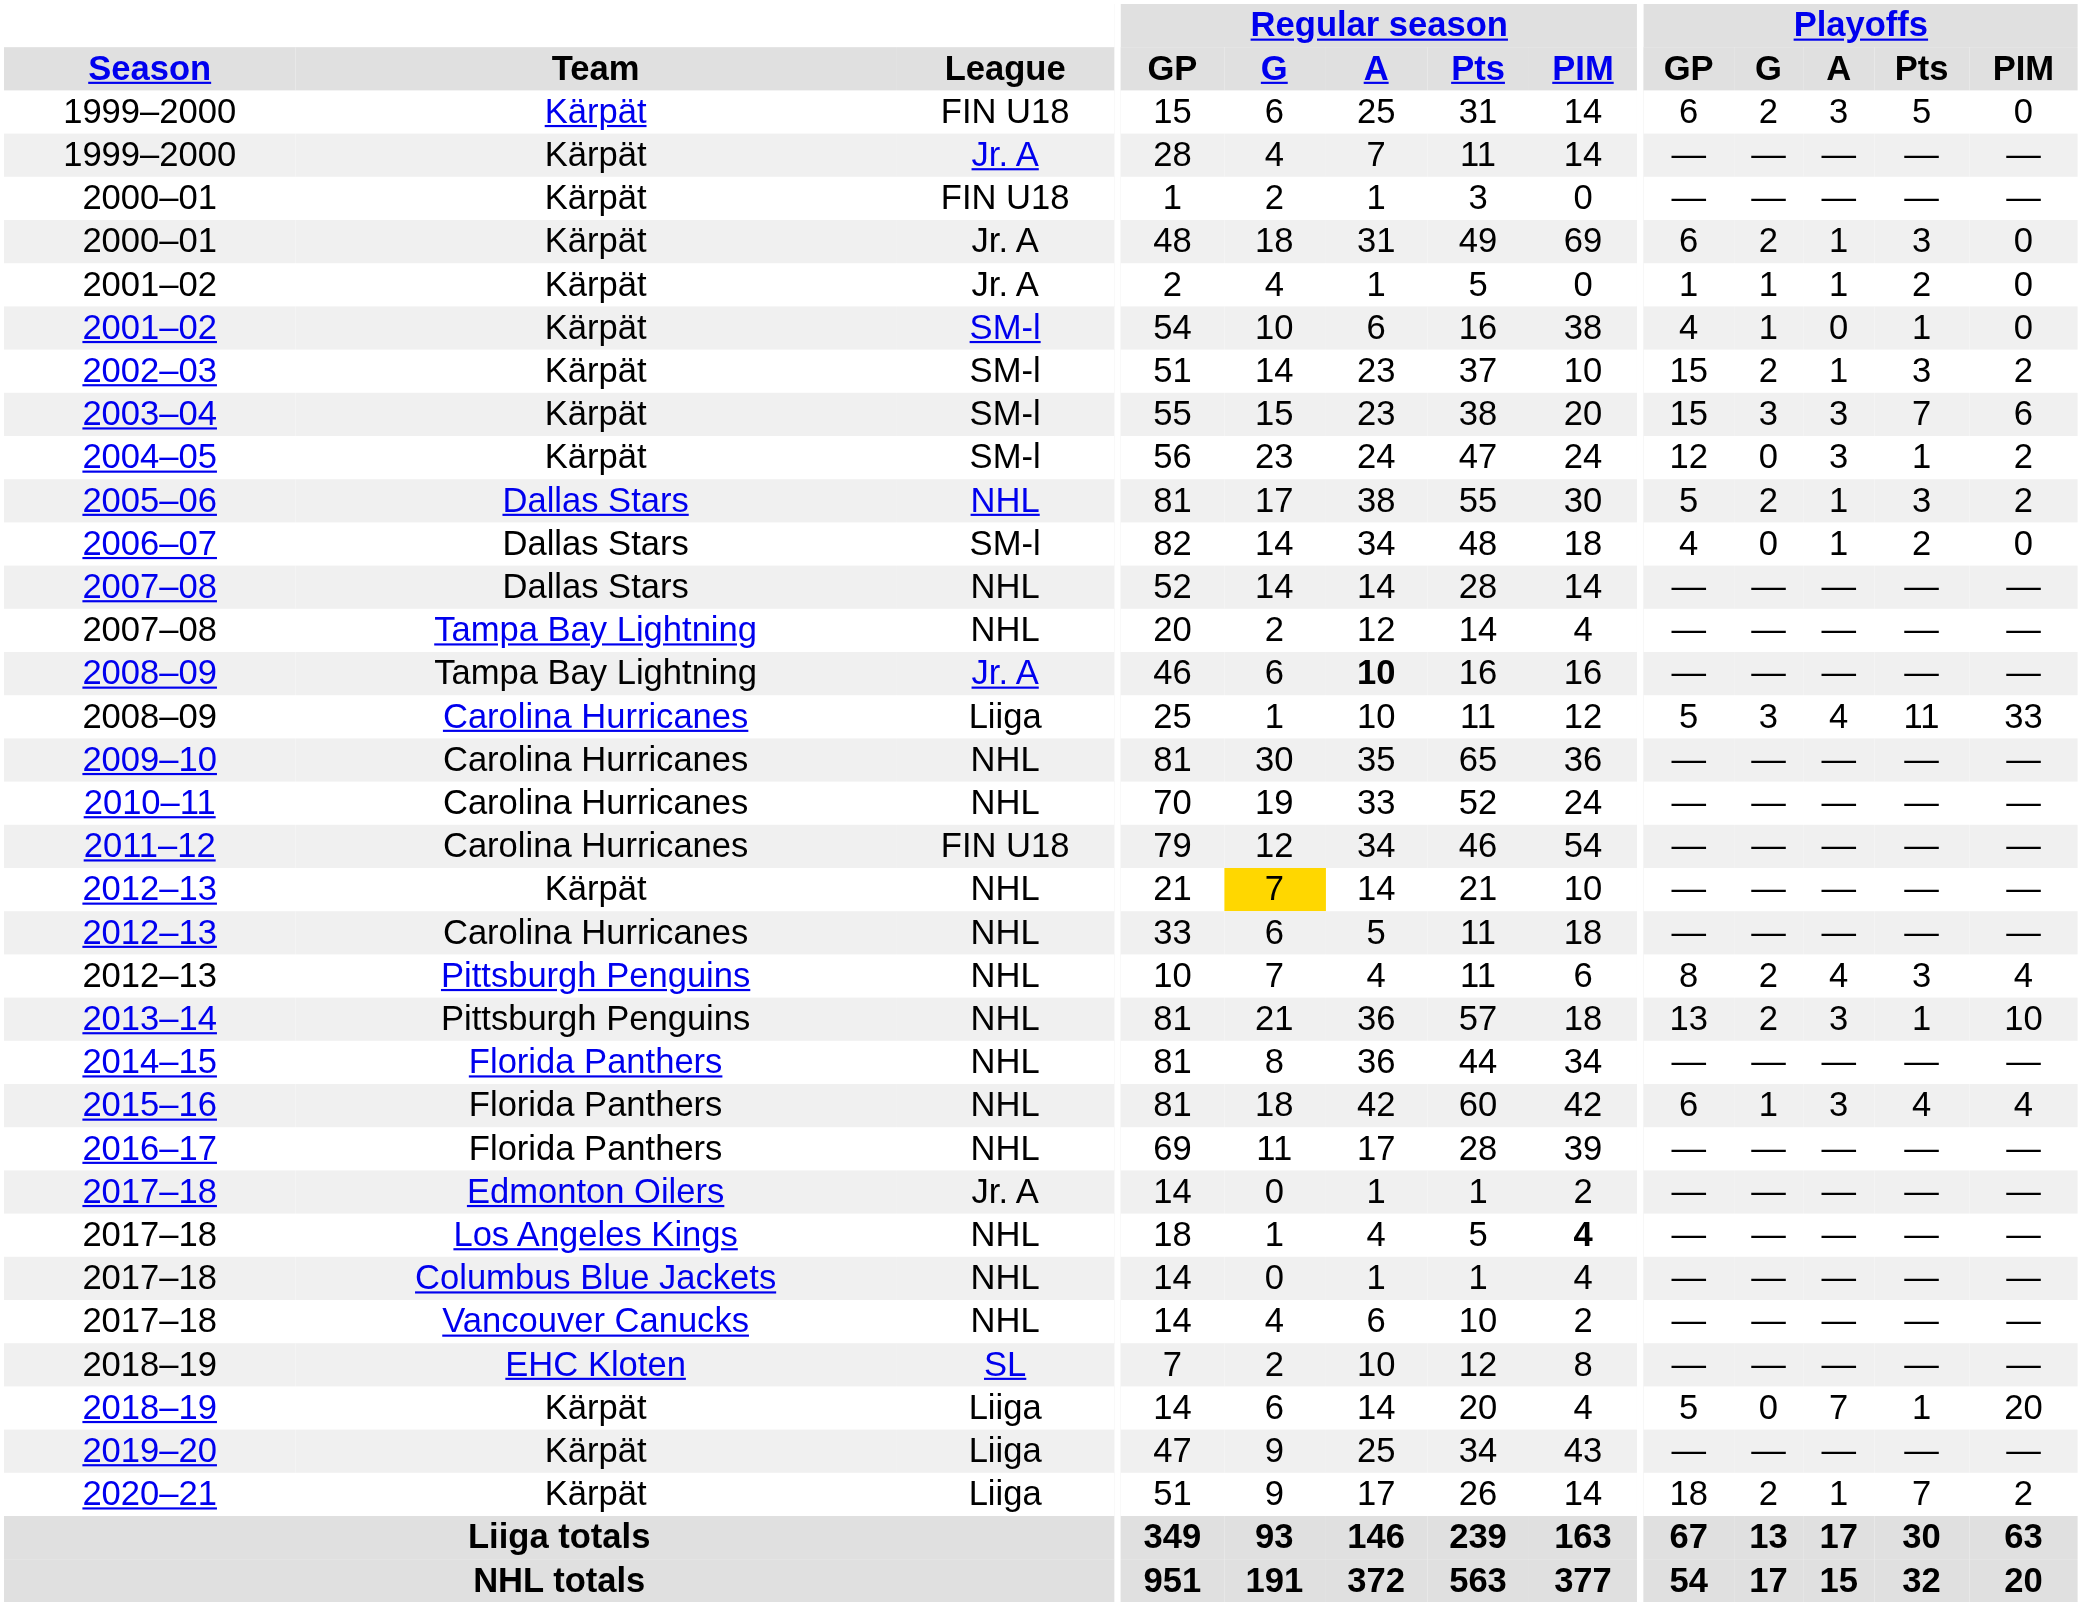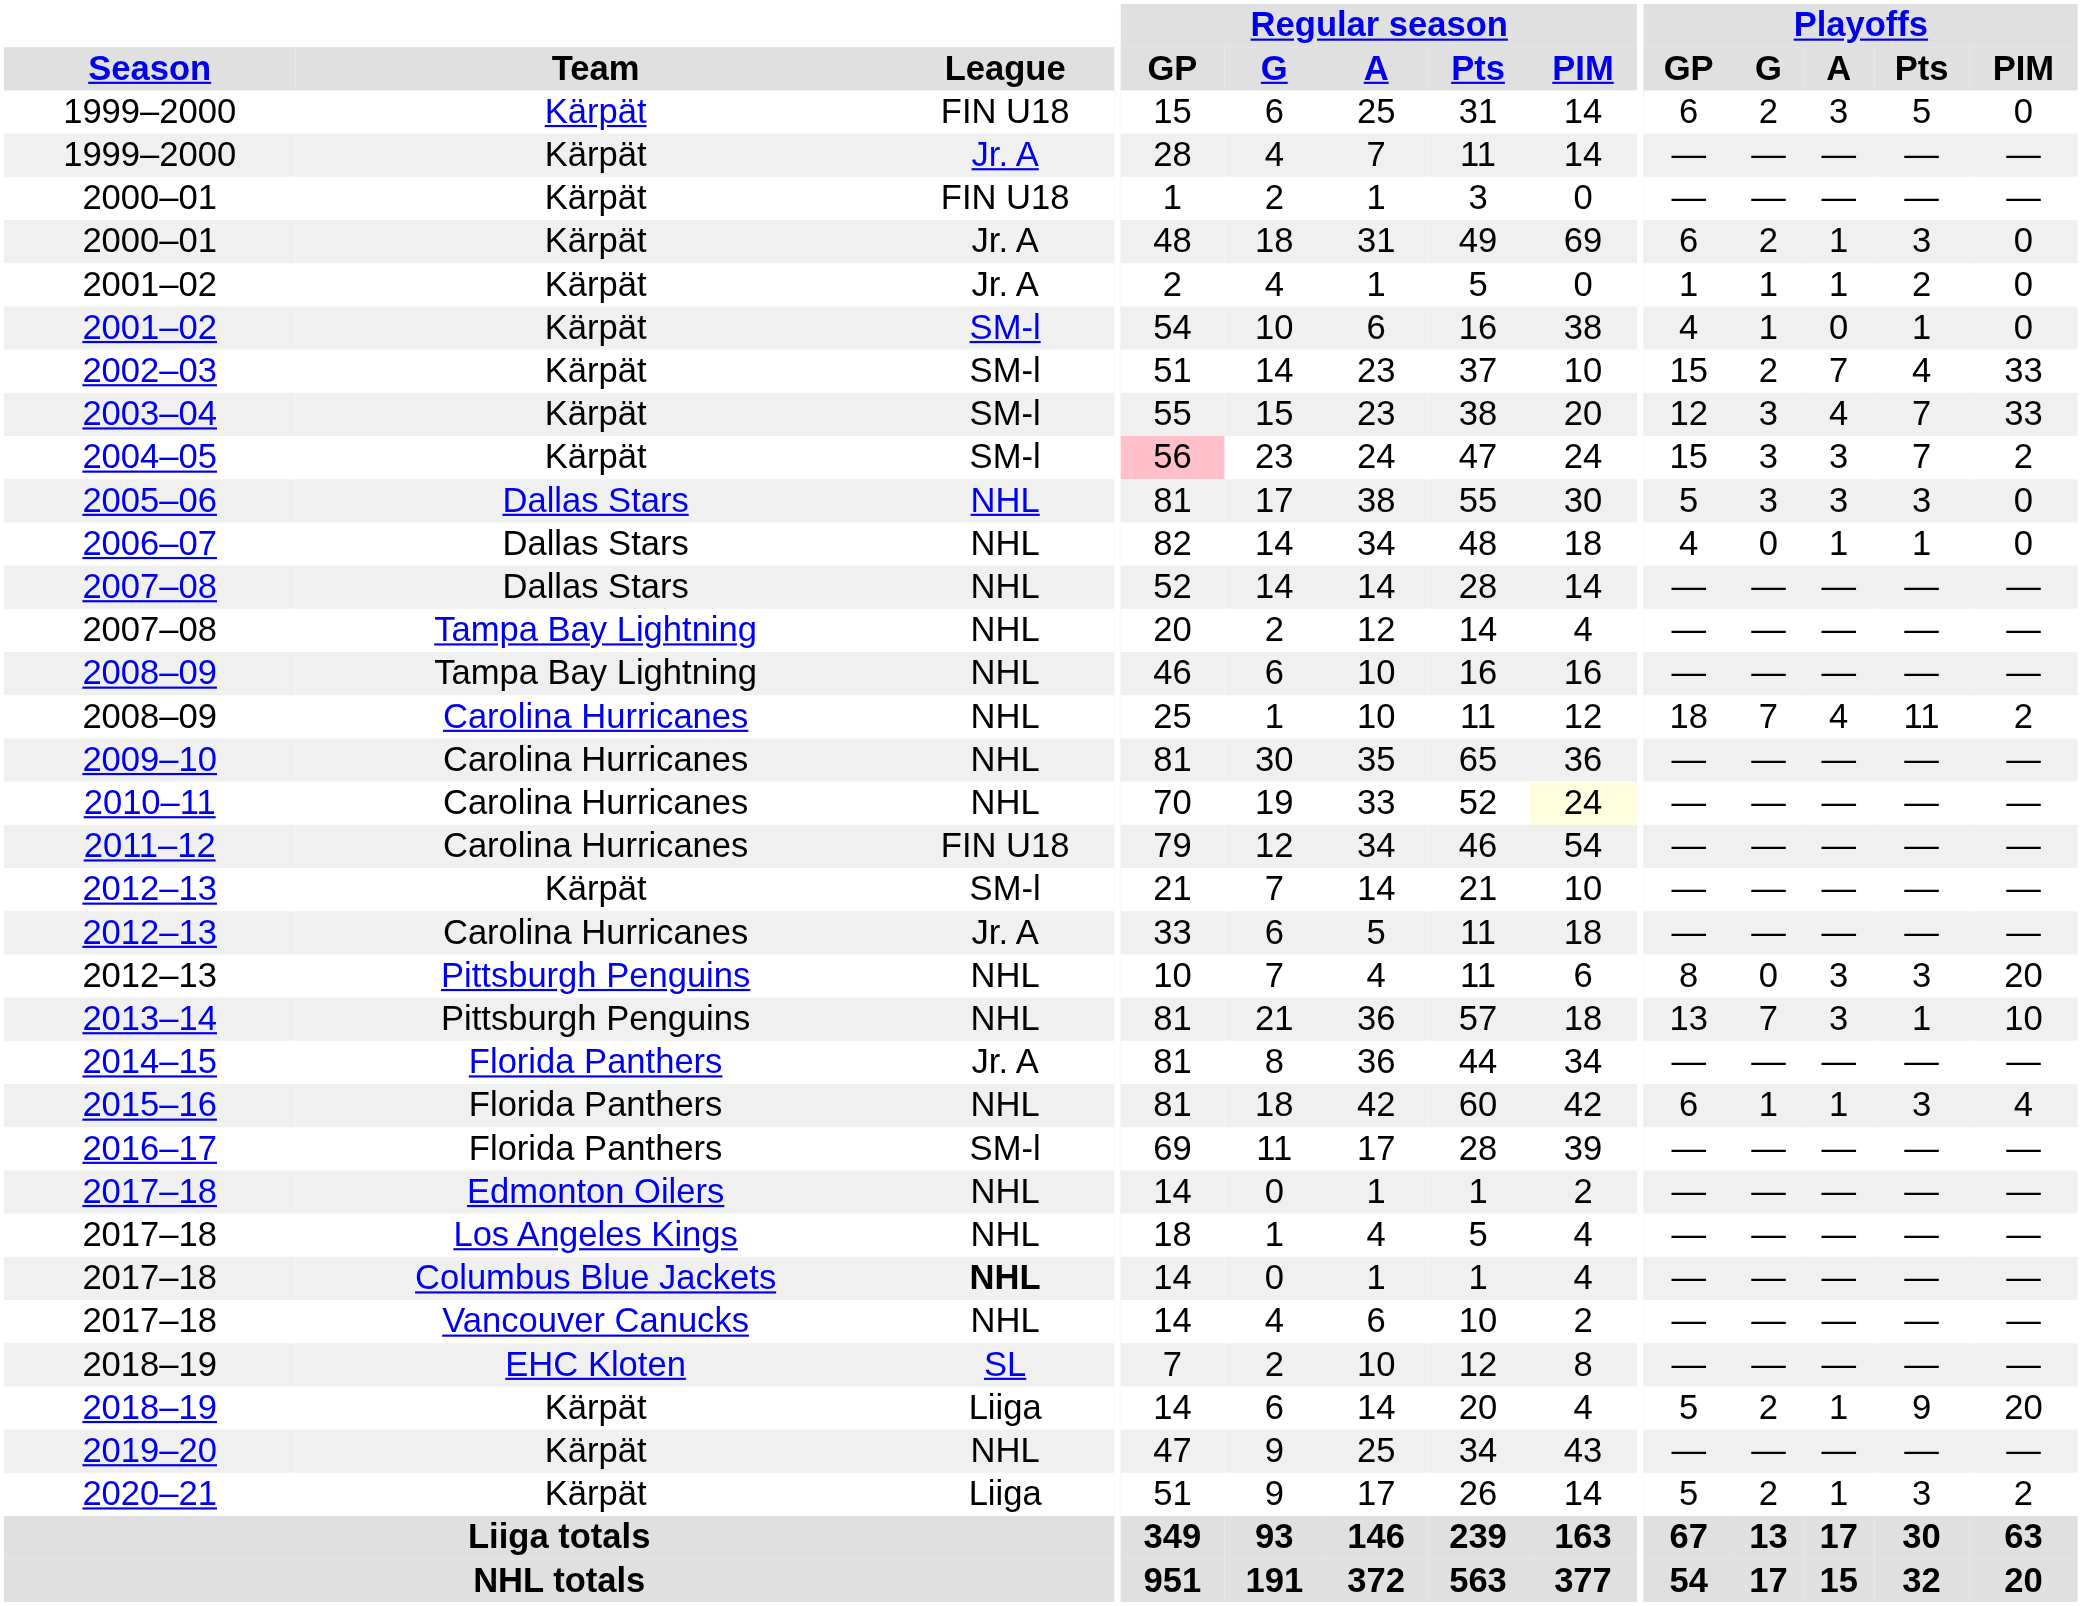(1839, 370) 1 -> (1839, 370) 7
(1922, 370) 3 -> (1922, 370) 4
(2023, 370) 2 -> (2023, 370) 33
(1689, 413) 15 -> (1689, 413) 12
(1839, 413) 3 -> (1839, 413) 4
(2023, 413) 6 -> (2023, 413) 33
(1172, 457) no background -> (1172, 457) pink background
(1689, 457) 12 -> (1689, 457) 15
(1768, 457) 0 -> (1768, 457) 3
(1922, 457) 1 -> (1922, 457) 7
(1768, 500) 2 -> (1768, 500) 3
(1839, 500) 1 -> (1839, 500) 3
(2023, 500) 2 -> (2023, 500) 0
(1005, 543) SM-l -> (1005, 543) NHL
(1922, 543) 2 -> (1922, 543) 1
(1005, 673) Jr. A -> (1005, 673) NHL
(1376, 673) bold -> (1376, 673) normal
(1005, 716) Liiga -> (1005, 716) NHL
(1689, 716) 5 -> (1689, 716) 18
(1768, 716) 3 -> (1768, 716) 7
(2023, 716) 33 -> (2023, 716) 2
(1583, 802) no background -> (1583, 802) lightyellow background
(1005, 889) NHL -> (1005, 889) SM-l
(1274, 889) gold background -> (1274, 889) no background
(1005, 932) NHL -> (1005, 932) Jr. A
(1768, 975) 2 -> (1768, 975) 0
(1839, 975) 4 -> (1839, 975) 3
(2023, 975) 4 -> (2023, 975) 20
(1768, 1018) 2 -> (1768, 1018) 7
(1005, 1061) NHL -> (1005, 1061) Jr. A
(1839, 1105) 3 -> (1839, 1105) 1
(1922, 1105) 4 -> (1922, 1105) 3
(1005, 1148) NHL -> (1005, 1148) SM-l
(1005, 1191) Jr. A -> (1005, 1191) NHL
(1583, 1234) bold -> (1583, 1234) normal
(1005, 1277) normal -> (1005, 1277) bold
(1768, 1407) 0 -> (1768, 1407) 2
(1839, 1407) 7 -> (1839, 1407) 1
(1922, 1407) 1 -> (1922, 1407) 9
(1005, 1450) Liiga -> (1005, 1450) NHL
(1689, 1493) 18 -> (1689, 1493) 5
(1922, 1493) 7 -> (1922, 1493) 3
